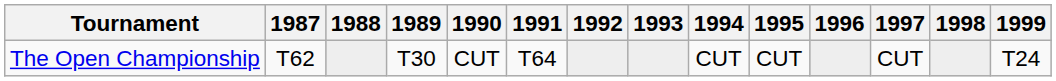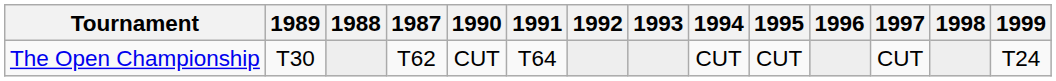columns swapped: (295, 23) <-> (416, 23)
